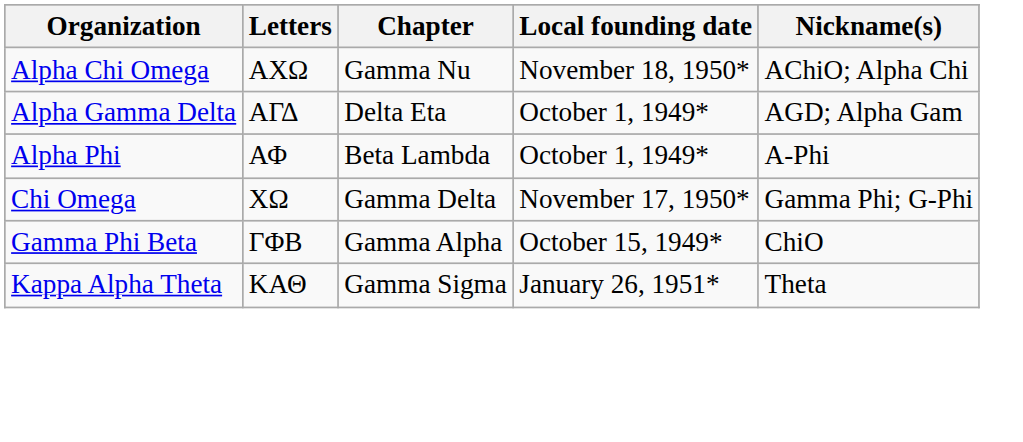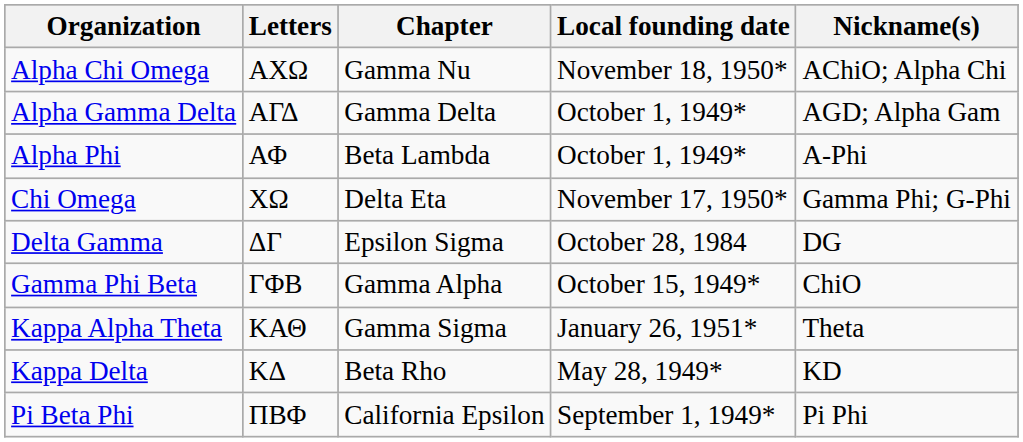(395, 112) Delta Eta -> (420, 112) Gamma Delta
(420, 198) Gamma Delta -> (395, 198) Delta Eta
+ row: (87, 241)
+ row: (79, 371)
+ row: (72, 414)
